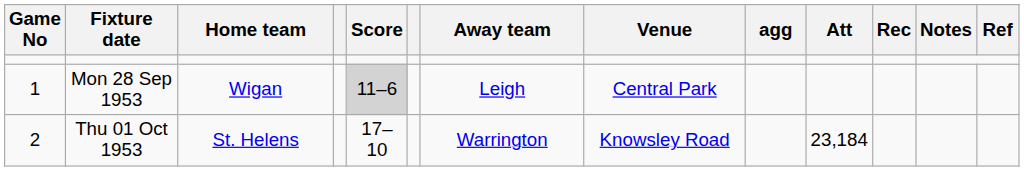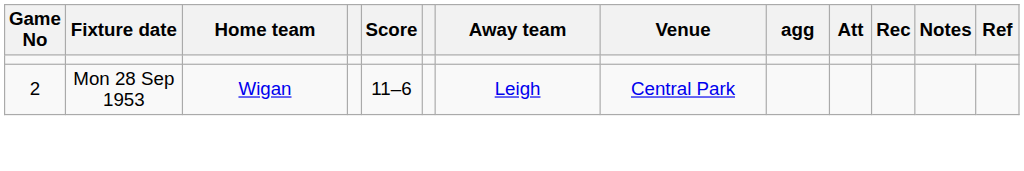(35, 89) 1 -> (35, 89) 2
(377, 89) lightgrey background -> (391, 89) no background
- row: (121, 140)
